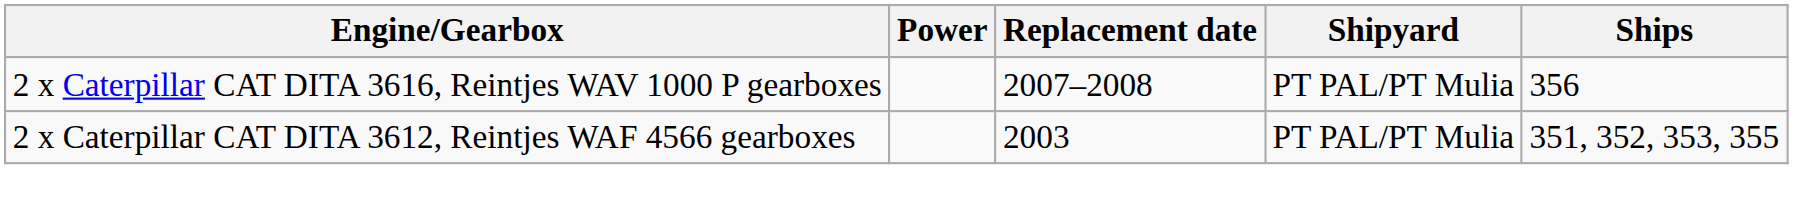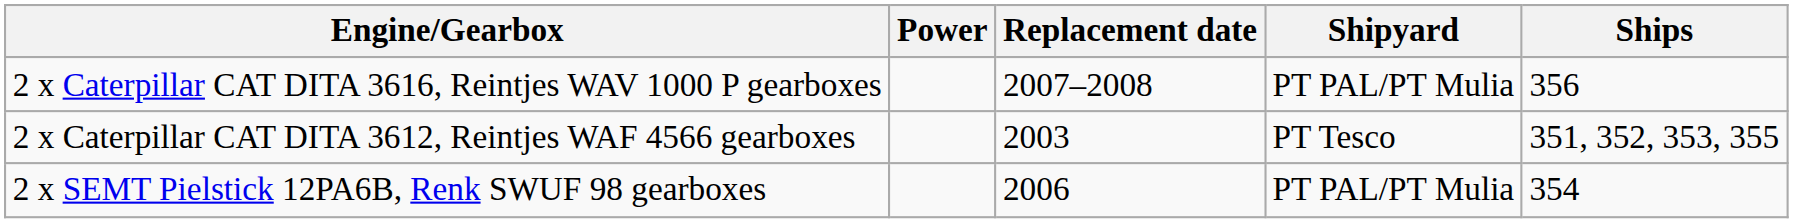(1393, 136) PT PAL/PT Mulia -> (1334, 136) PT Tesco
+ row: (389, 189)
